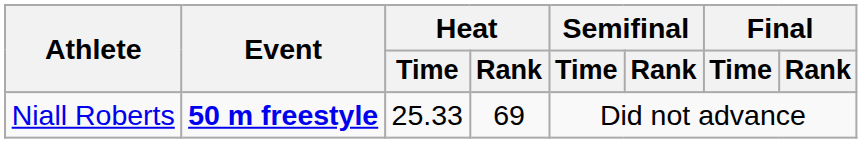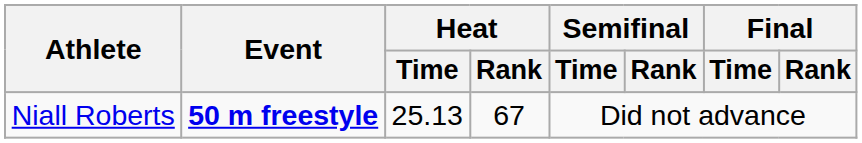(427, 115) 25.33 -> (427, 115) 25.13
(509, 115) 69 -> (509, 115) 67
